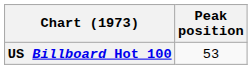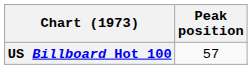(211, 54) 53 -> (211, 54) 57
